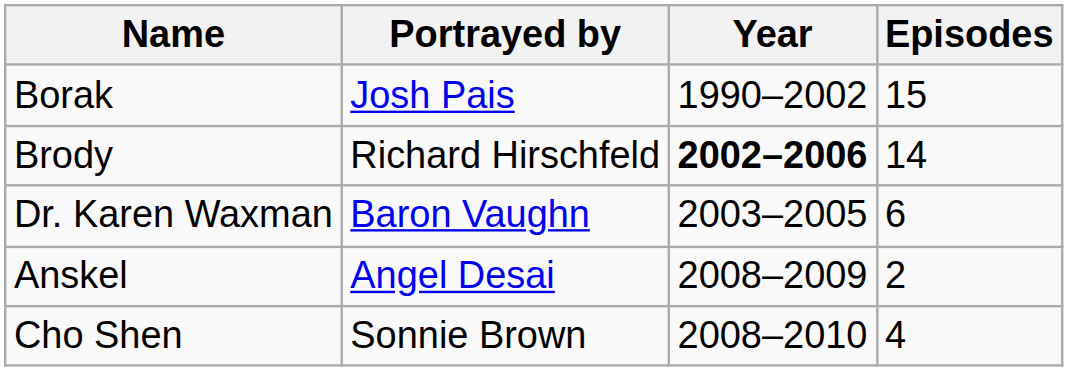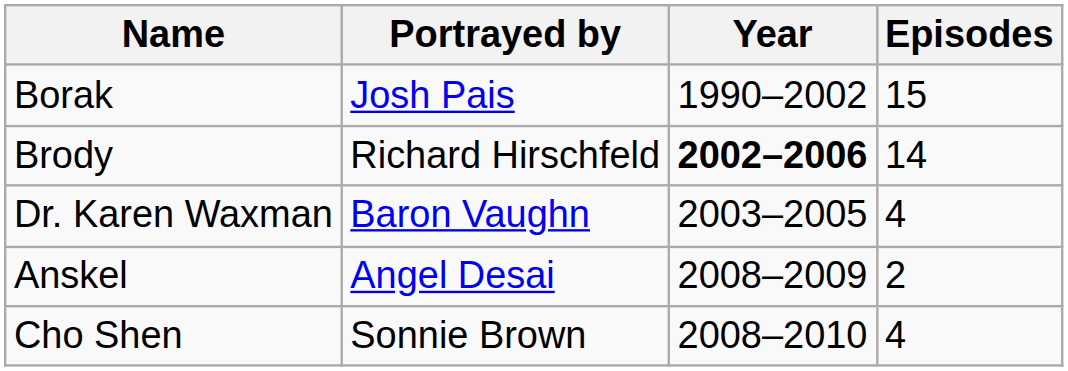(895, 214) 6 -> (895, 214) 4
